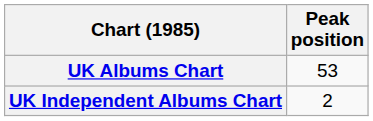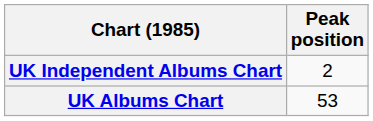rows swapped: (145, 70) <-> (145, 100)
